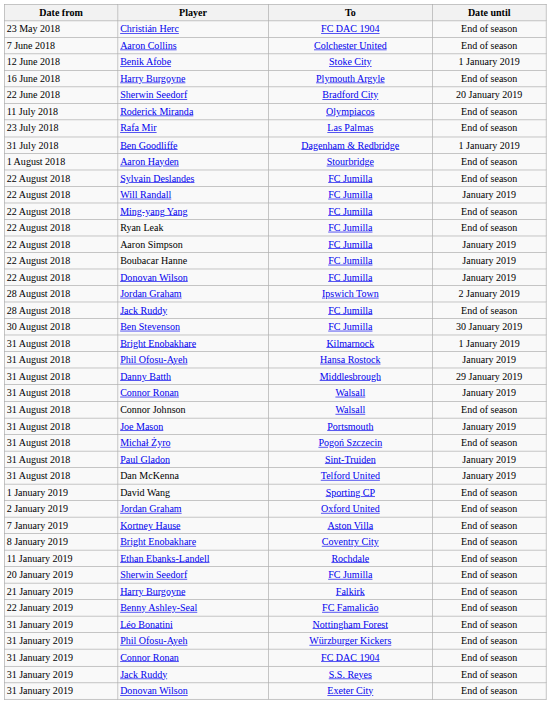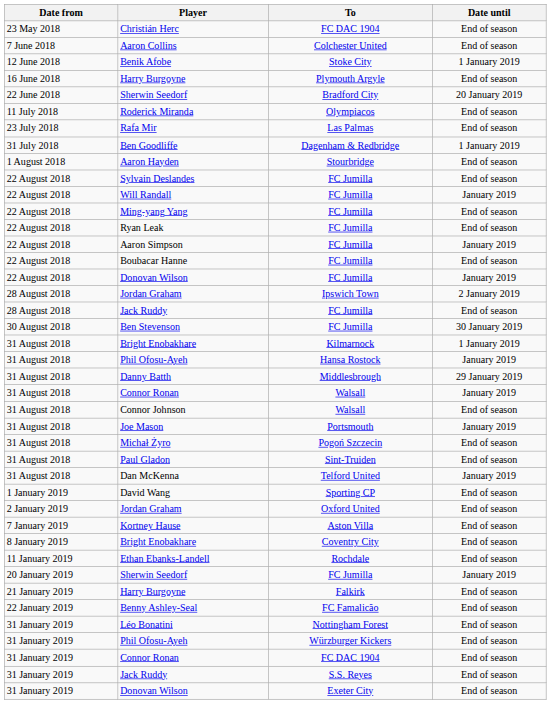(489, 261) January 2019 -> (489, 261) End of season
(489, 459) January 2019 -> (489, 459) End of season
(489, 575) End of season -> (489, 575) January 2019
